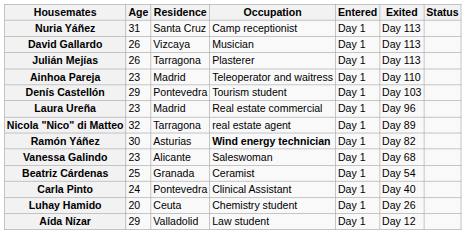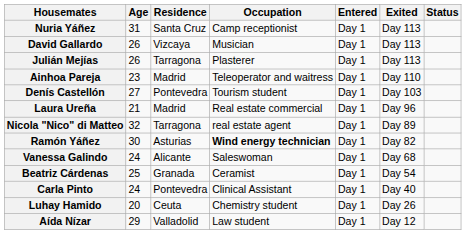(134, 93) 29 -> (134, 93) 27
(134, 109) 23 -> (134, 109) 21
(134, 157) 23 -> (134, 157) 24
